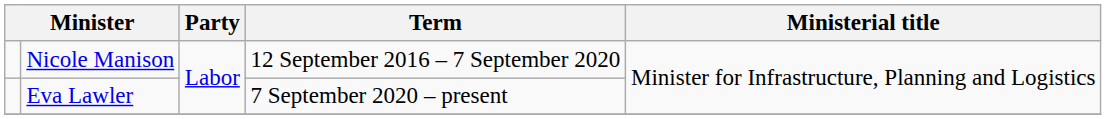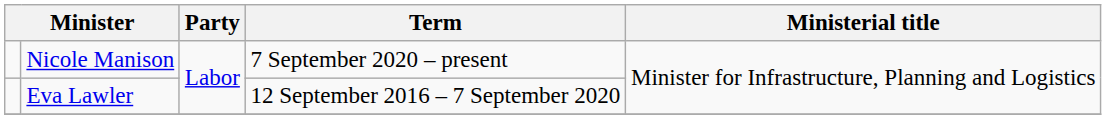(435, 59) 12 September 2016 – 7 September 2020 -> (379, 59) 7 September 2020 – present
(379, 95) 7 September 2020 – present -> (435, 95) 12 September 2016 – 7 September 2020
